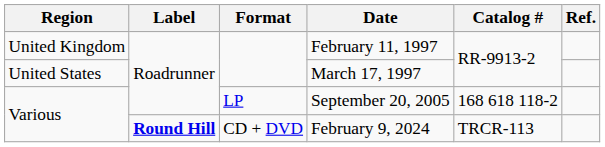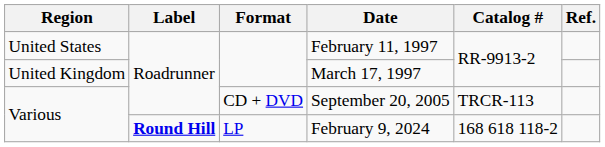(67, 45) United Kingdom -> (55, 45) United States
(55, 73) United States -> (67, 73) United Kingdom
(233, 100) LP -> (263, 100) CD + DVD
(508, 100) 168 618 118-2 -> (496, 100) TRCR-113
(263, 127) CD + DVD -> (233, 127) LP
(496, 127) TRCR-113 -> (508, 127) 168 618 118-2
